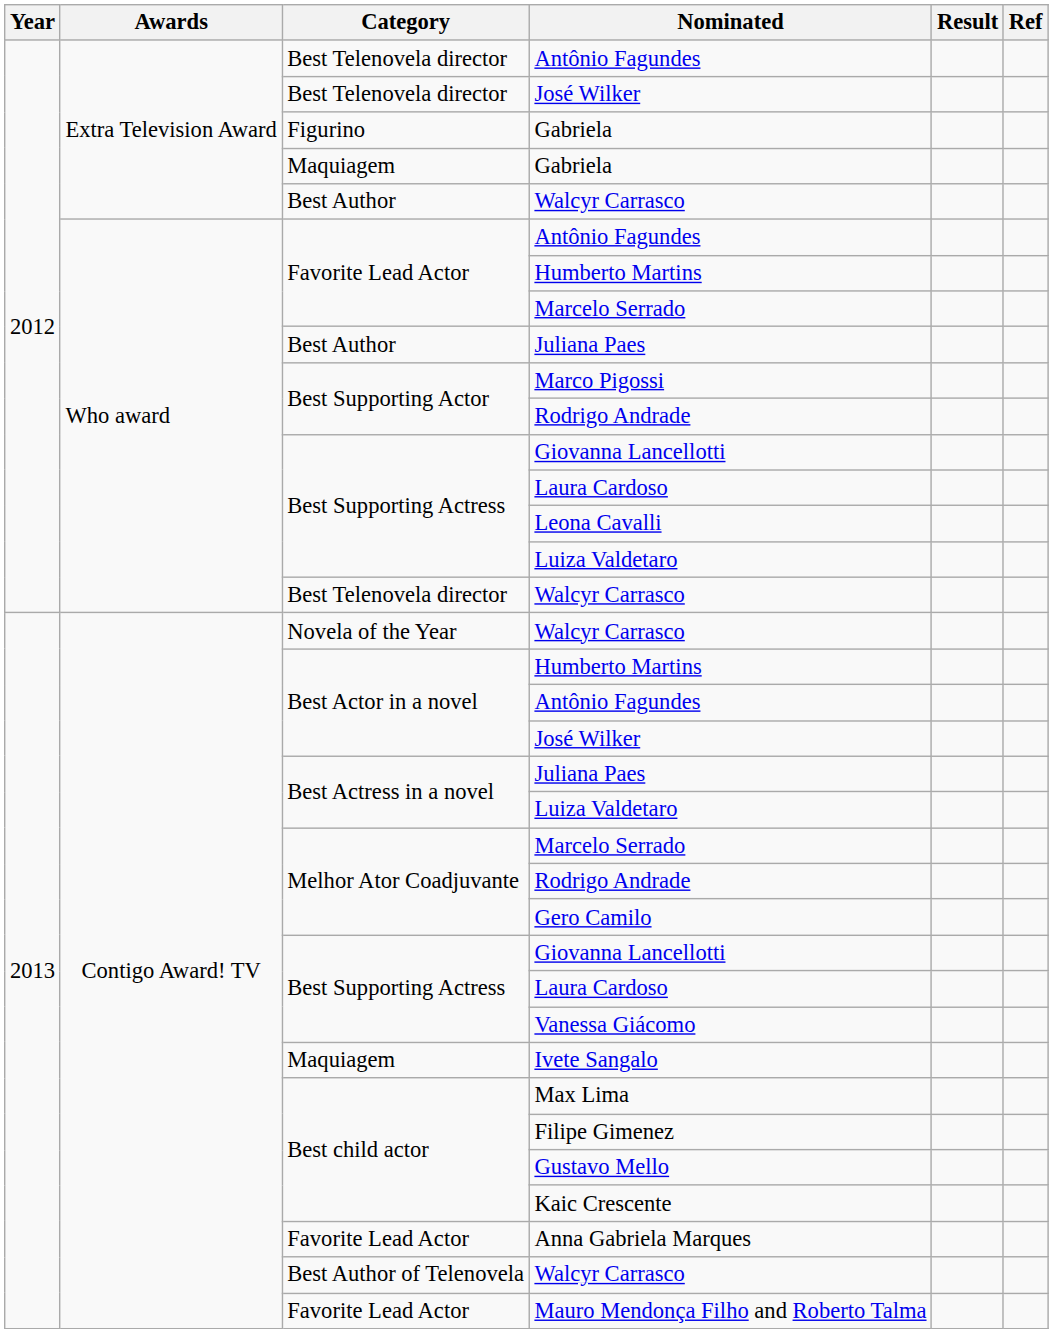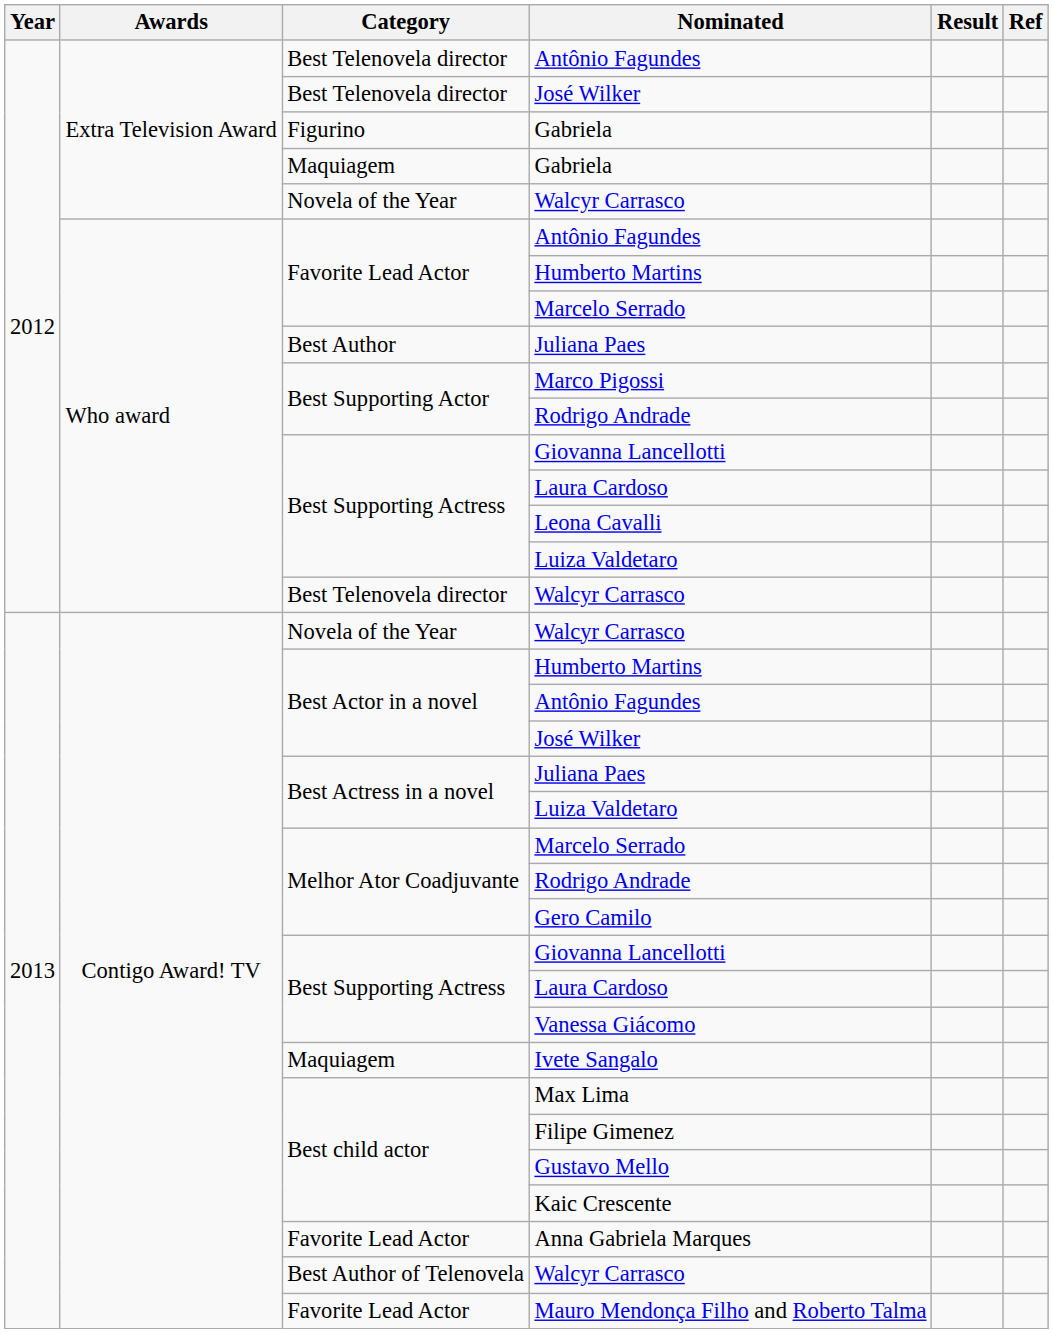(341, 201) Best Author -> (372, 201) Novela of the Year
